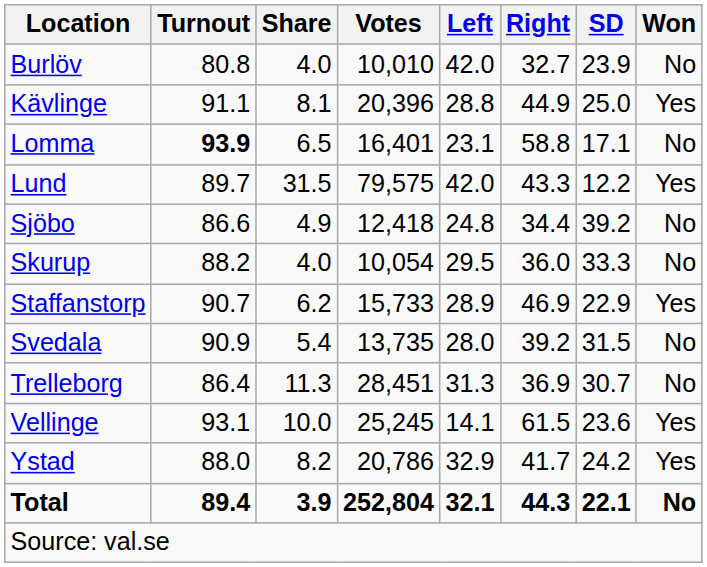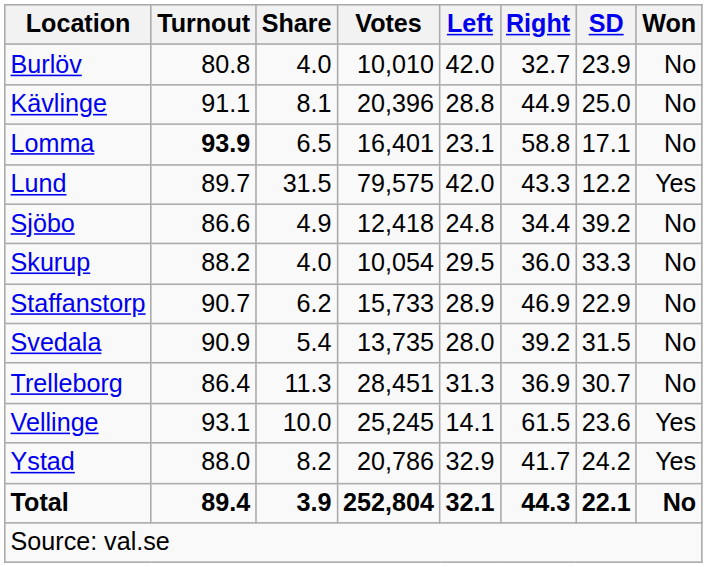(676, 104) Yes -> (680, 104) No
(676, 303) Yes -> (680, 303) No
